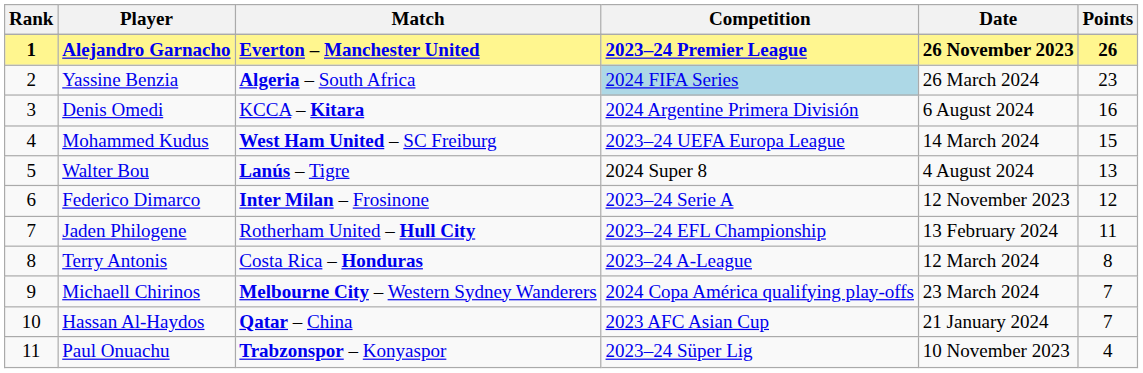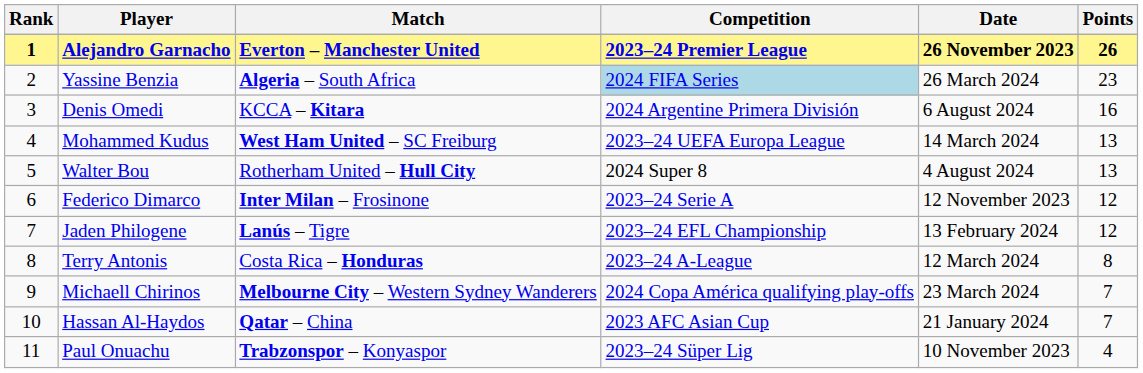(1108, 140) 15 -> (1108, 140) 13
(294, 170) Lanús – Tigre -> (357, 170) Rotherham United – Hull City
(357, 230) Rotherham United – Hull City -> (294, 230) Lanús – Tigre
(1108, 230) 11 -> (1108, 230) 12
